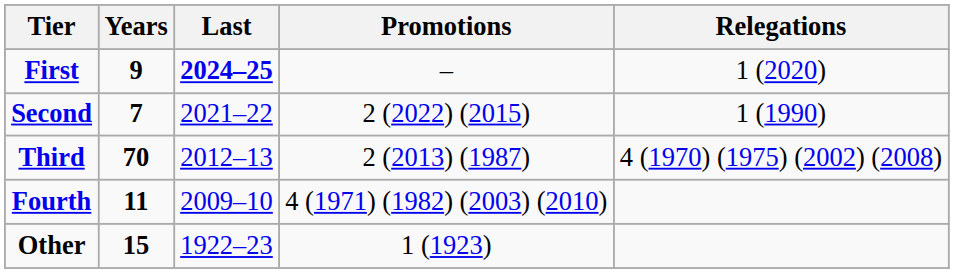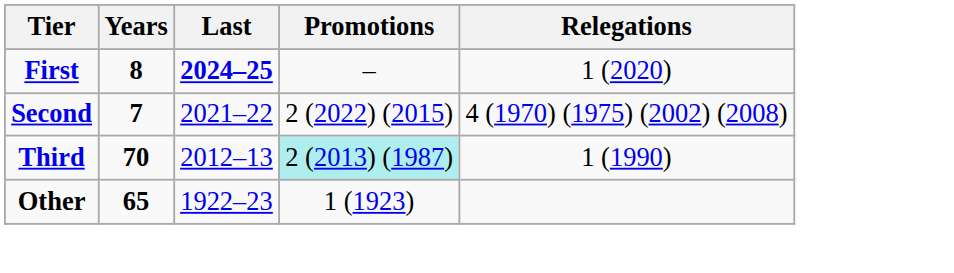(136, 70) 9 -> (136, 70) 8
(781, 114) 1 (1990) -> (626, 114) 4 (1970) (1975) (2002) (2008)
(446, 157) no background -> (369, 157) paleturquoise background
(781, 157) 4 (1970) (1975) (2002) (2008) -> (626, 157) 1 (1990)
- row: (52, 201)
(136, 245) 15 -> (136, 201) 65
